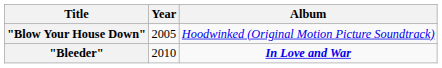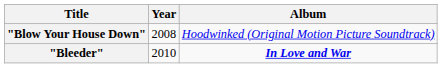(164, 33) 2005 -> (164, 33) 2008
